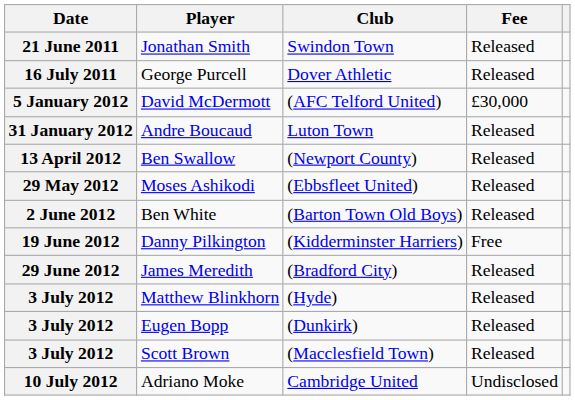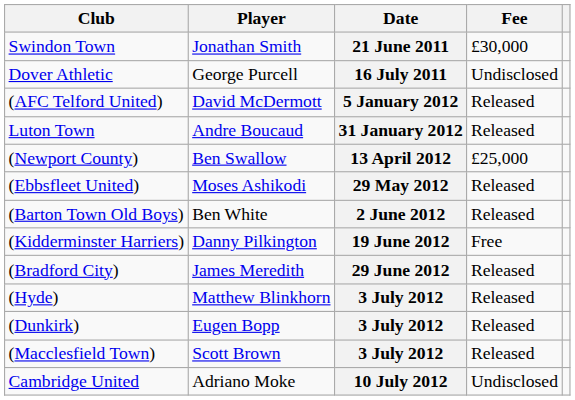columns swapped: (71, 18) <-> (375, 18)
(503, 46) Released -> (500, 46) £30,000
(503, 74) Released -> (514, 74) Undisclosed
(500, 102) £30,000 -> (503, 102) Released
(503, 158) Released -> (500, 158) £25,000
